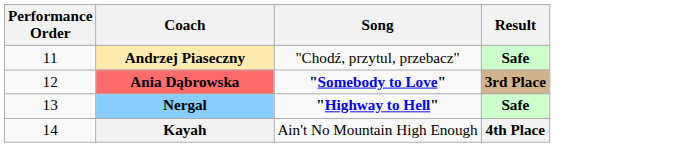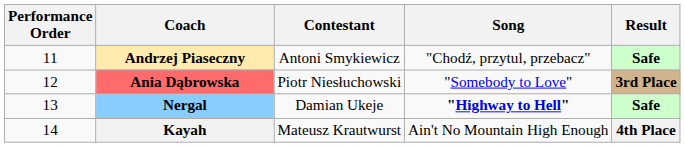+ column: (339, 25)
(378, 81) bold -> (508, 81) normal
